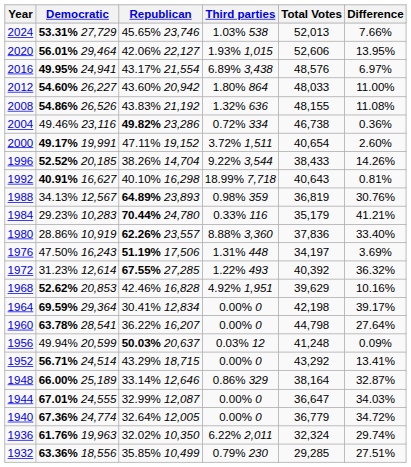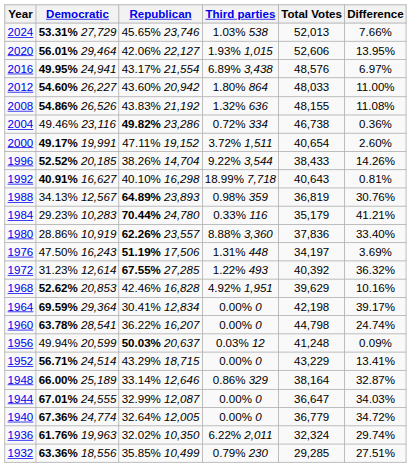(375, 325) 27.64% -> (375, 325) 24.74%
(312, 362) 43,292 -> (312, 362) 43,229
